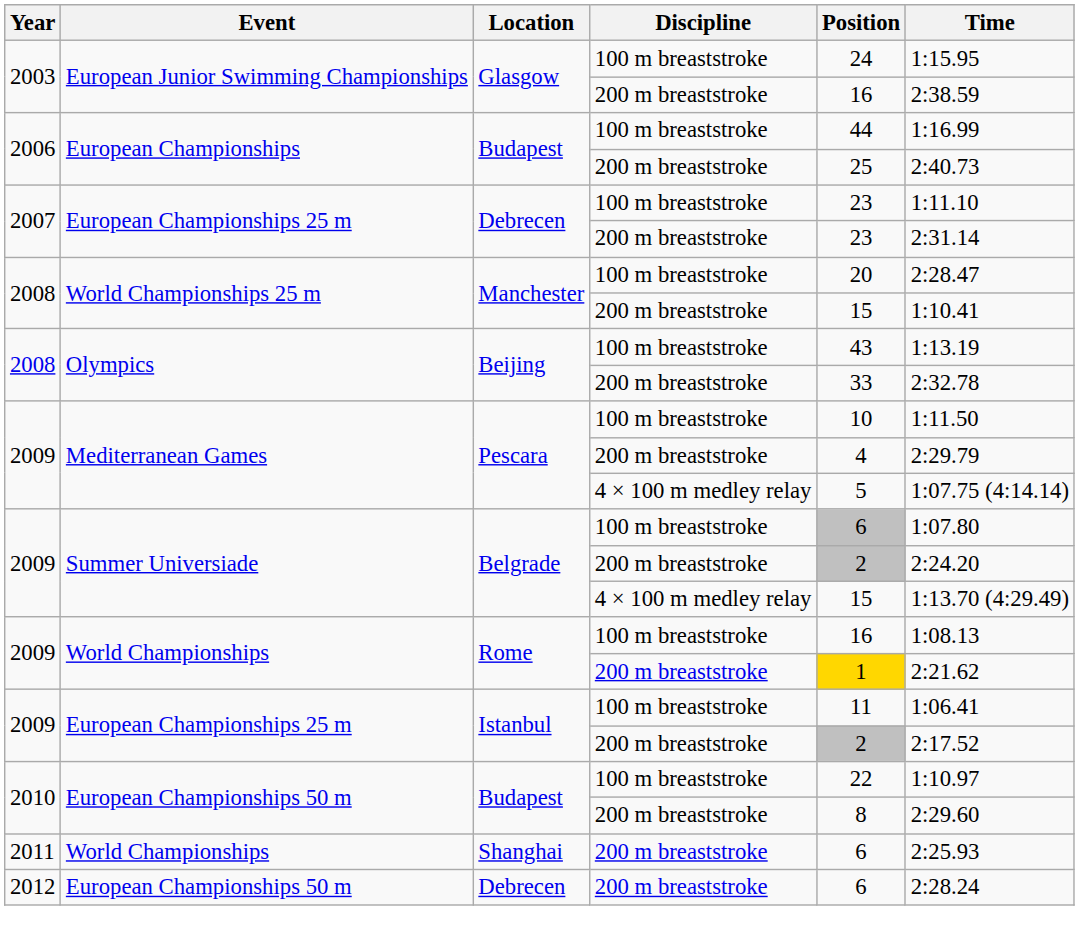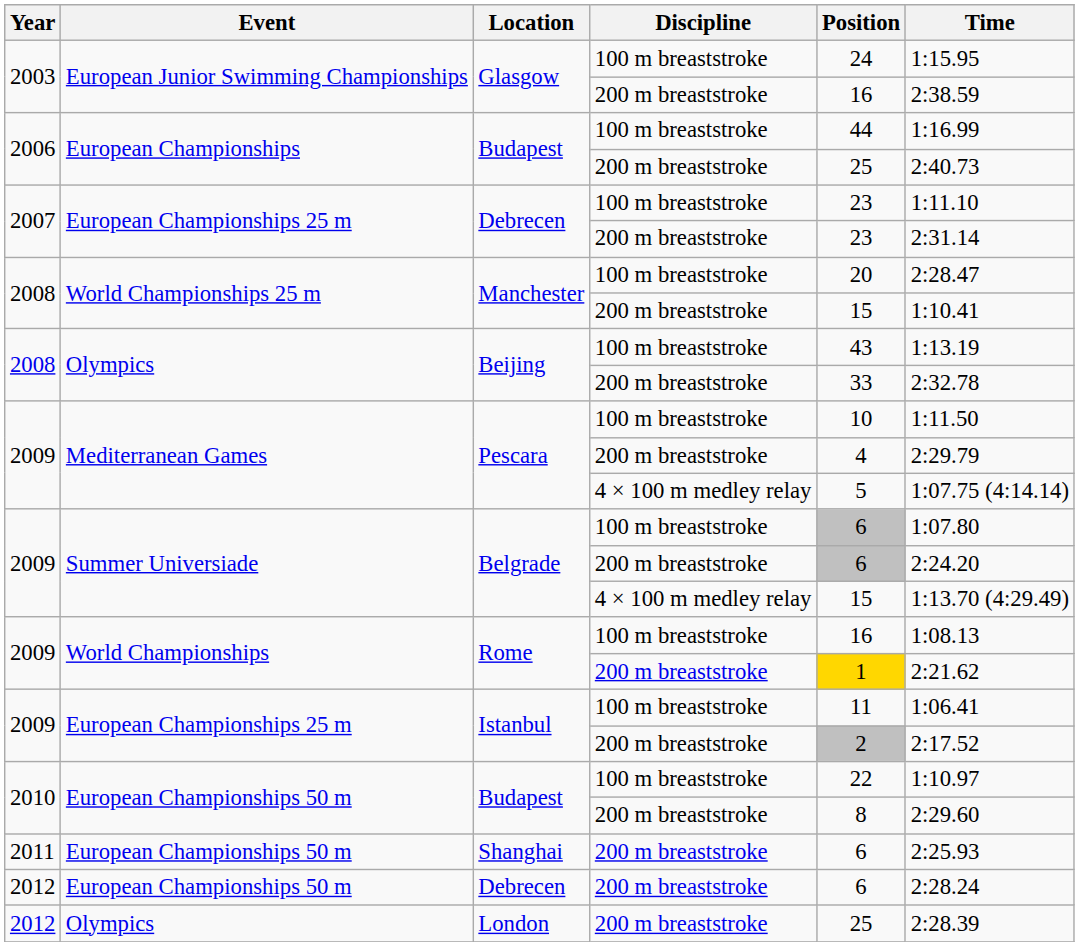(861, 563) 2 -> (861, 563) 6
(167, 851) World Championships -> (209, 851) European Championships 50 m
+ row: (514, 923)
